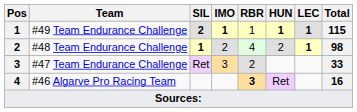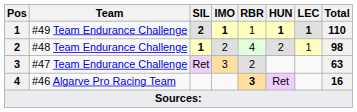(337, 30) 115 -> (337, 30) 110
(308, 47) bold -> (308, 47) normal
(337, 64) 33 -> (337, 64) 63
